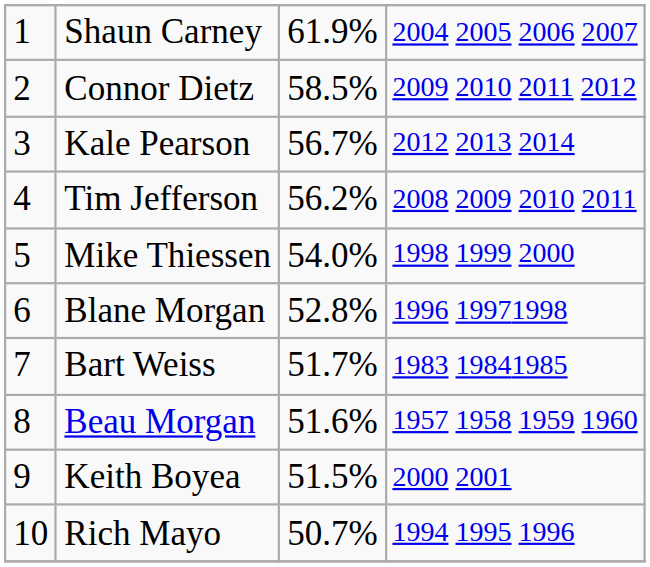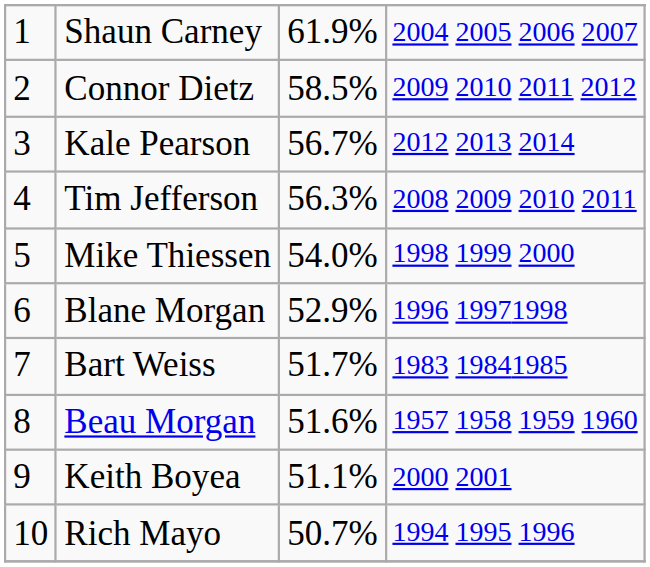(332, 198) 56.2% -> (332, 198) 56.3%
(332, 310) 52.8% -> (332, 310) 52.9%
(332, 476) 51.5% -> (332, 476) 51.1%
